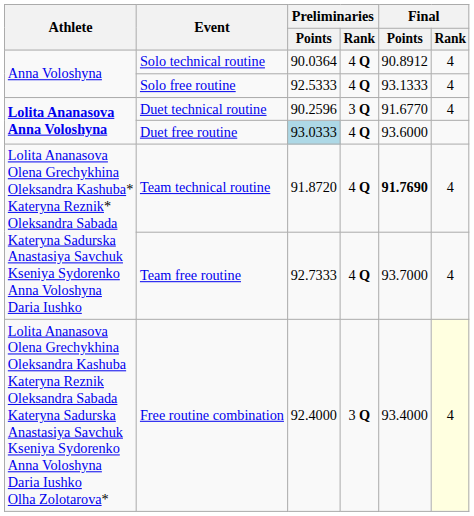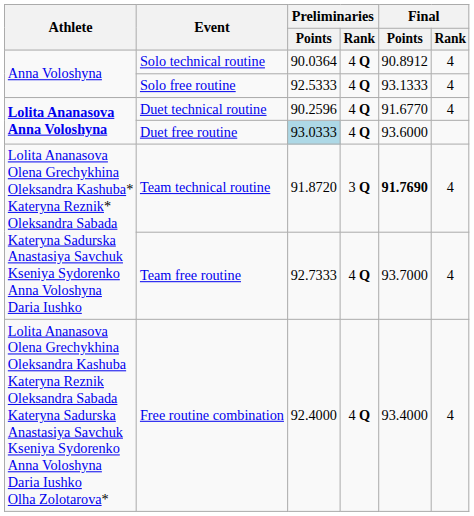(359, 109) 3 Q -> (359, 109) 4 Q
(359, 188) 4 Q -> (359, 188) 3 Q
(359, 415) 3 Q -> (359, 415) 4 Q
(450, 415) lightyellow background -> (450, 415) no background
